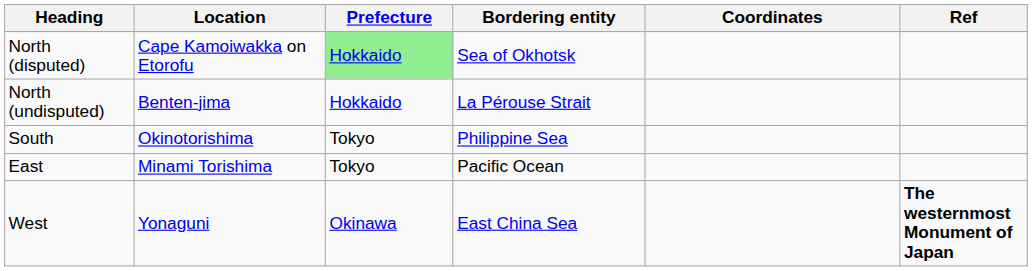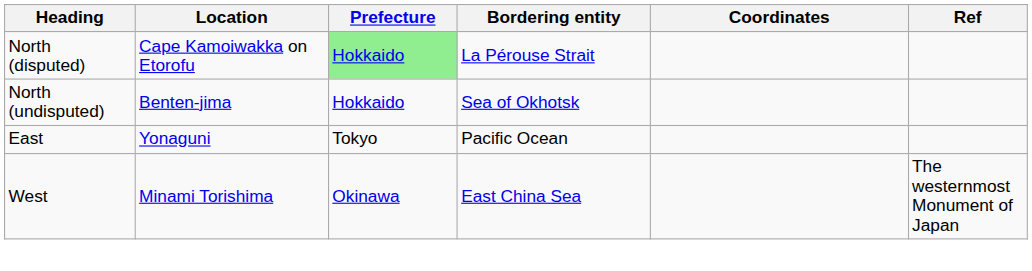(516, 55) Sea of Okhotsk -> (528, 55) La Pérouse Strait
(524, 102) La Pérouse Strait -> (520, 102) Sea of Okhotsk
- row: (31, 139)
(205, 166) Minami Torishima -> (175, 139) Yonaguni
(174, 223) Yonaguni -> (206, 195) Minami Torishima
(958, 223) bold -> (962, 195) normal
